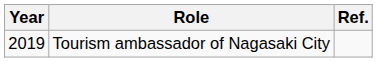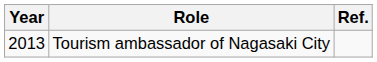(27, 43) 2019 -> (27, 43) 2013
